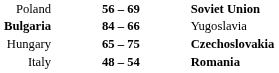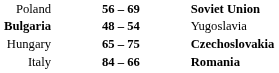(121, 26) 84 – 66 -> (121, 26) 48 – 54
(121, 61) 48 – 54 -> (121, 61) 84 – 66
